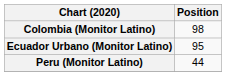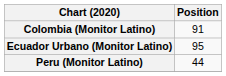(198, 29) 98 -> (198, 29) 91
